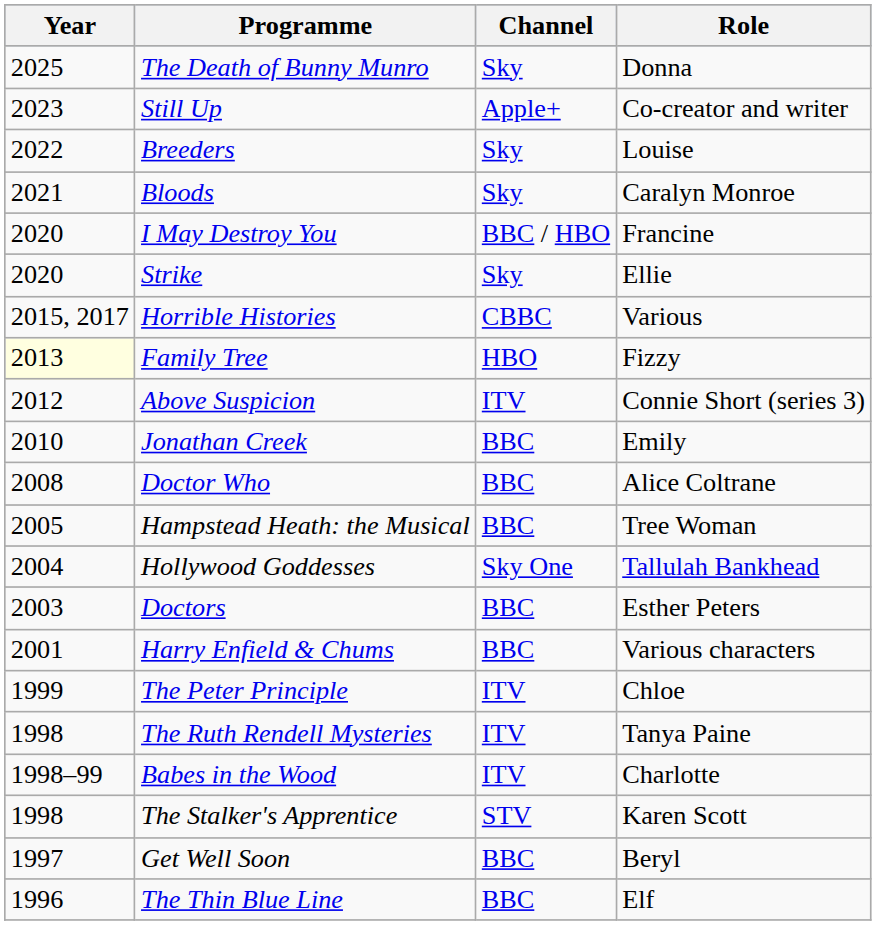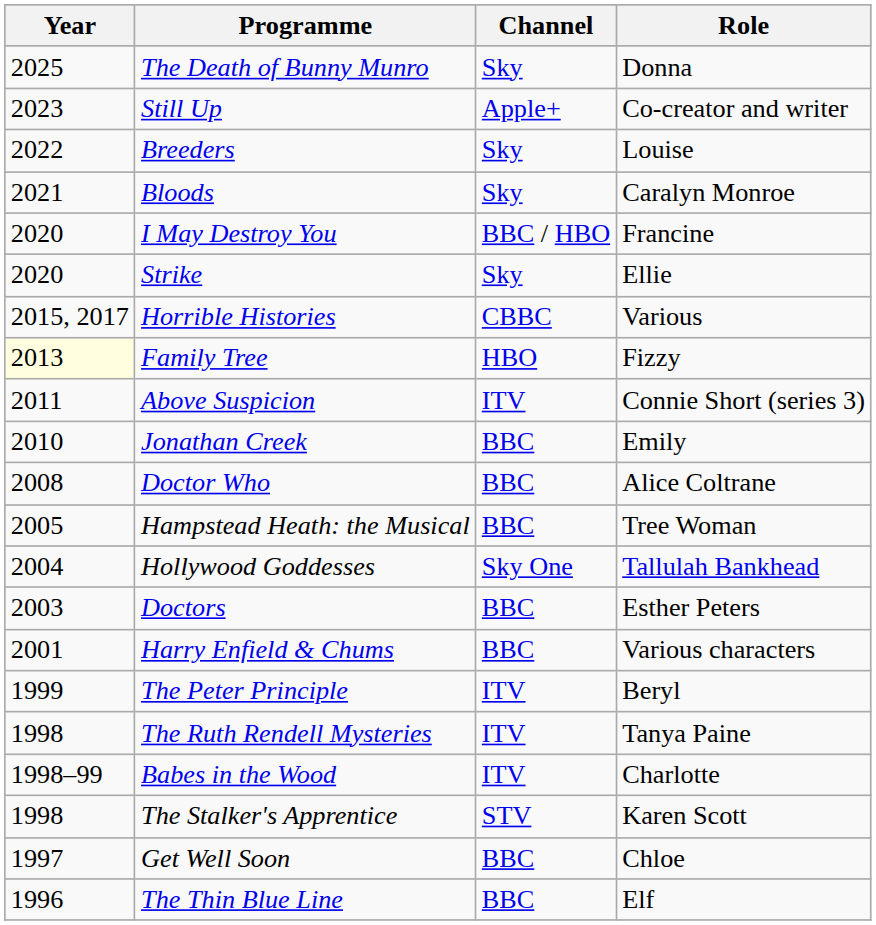(37, 399) 2012 -> (37, 399) 2011
(654, 691) Chloe -> (651, 691) Beryl
(651, 857) Beryl -> (654, 857) Chloe
